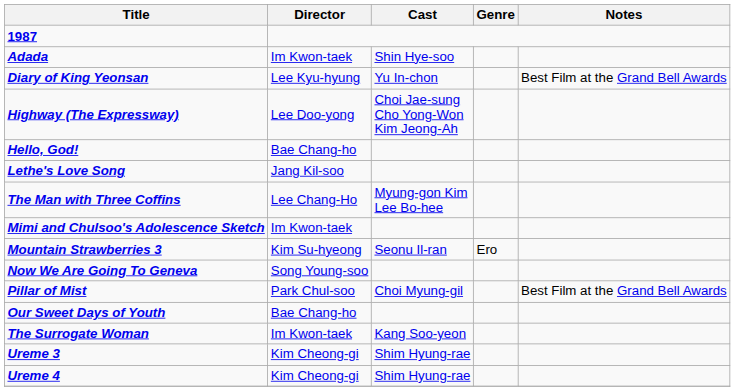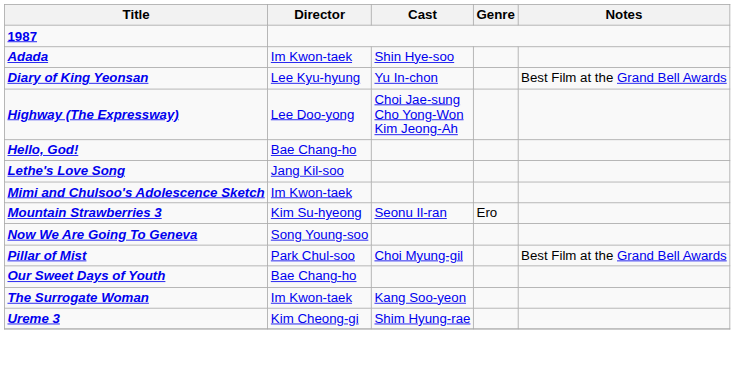- row: (94, 199)
- row: (34, 375)
